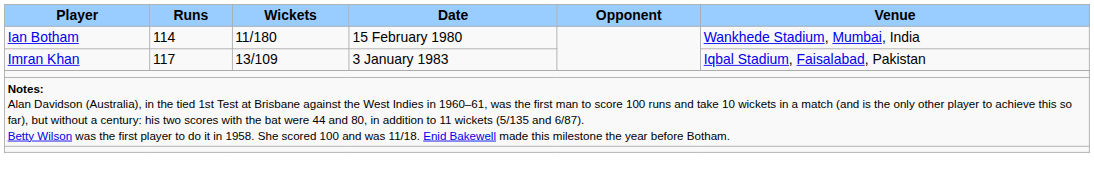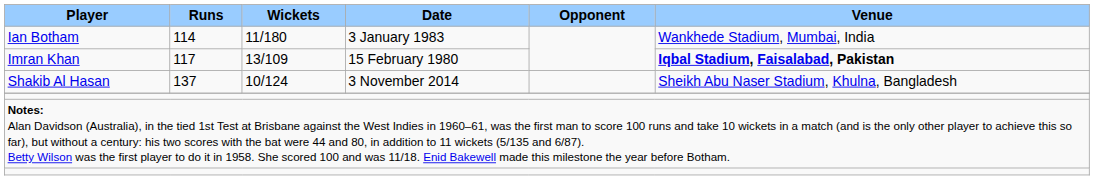(407, 37) 15 February 1980 -> (396, 37) 3 January 1983
(400, 59) 3 January 1983 -> (403, 59) 15 February 1980
(815, 59) normal -> (776, 59) bold
+ row: (59, 81)
